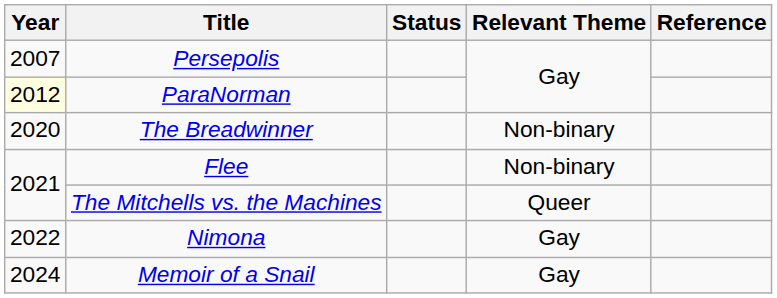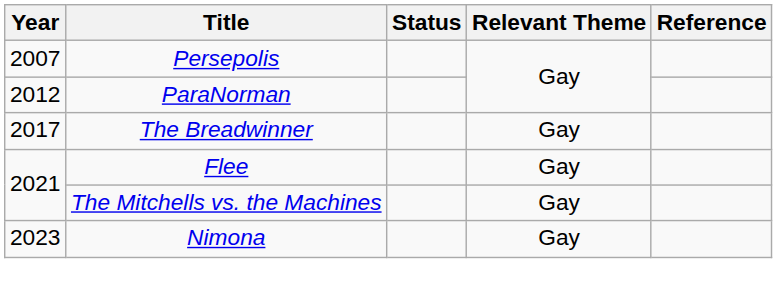(35, 94) lightyellow background -> (35, 94) no background
(35, 130) 2020 -> (35, 130) 2017
(559, 130) Non-binary -> (559, 130) Gay
(559, 166) Non-binary -> (559, 166) Gay
(559, 202) Queer -> (559, 202) Gay
(35, 238) 2022 -> (35, 238) 2023
- row: (226, 274)
